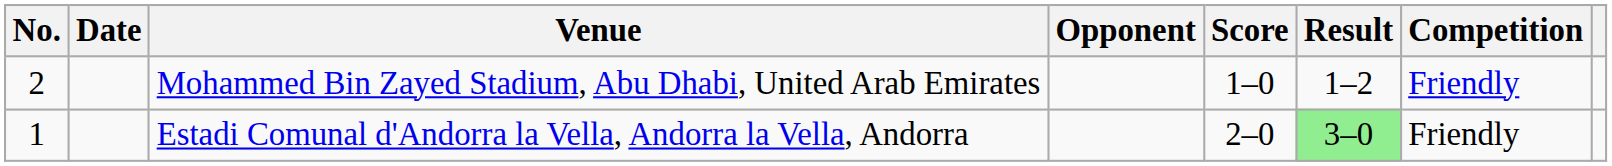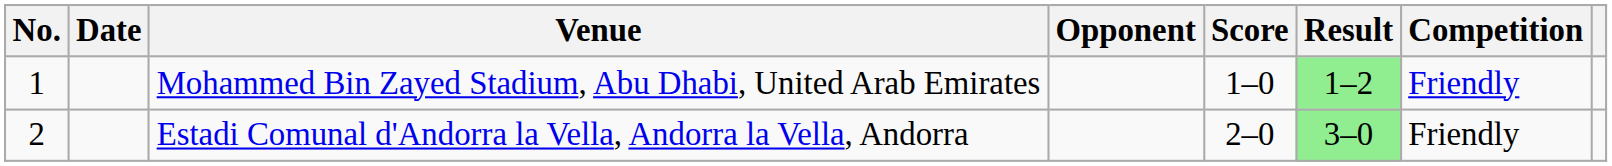(37, 82) 2 -> (37, 82) 1
(1348, 82) no background -> (1348, 82) lightgreen background
(37, 134) 1 -> (37, 134) 2
